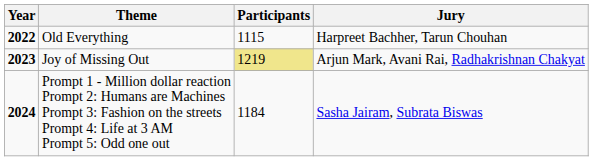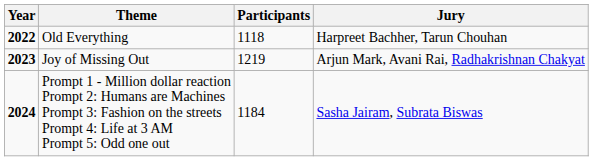(251, 37) 1115 -> (251, 37) 1118
(251, 59) khaki background -> (251, 59) no background
